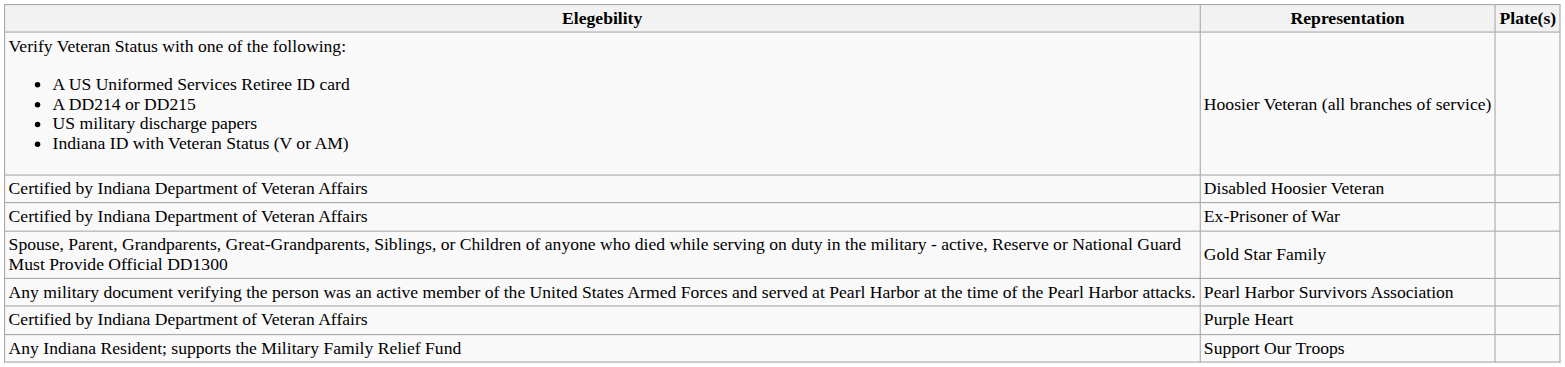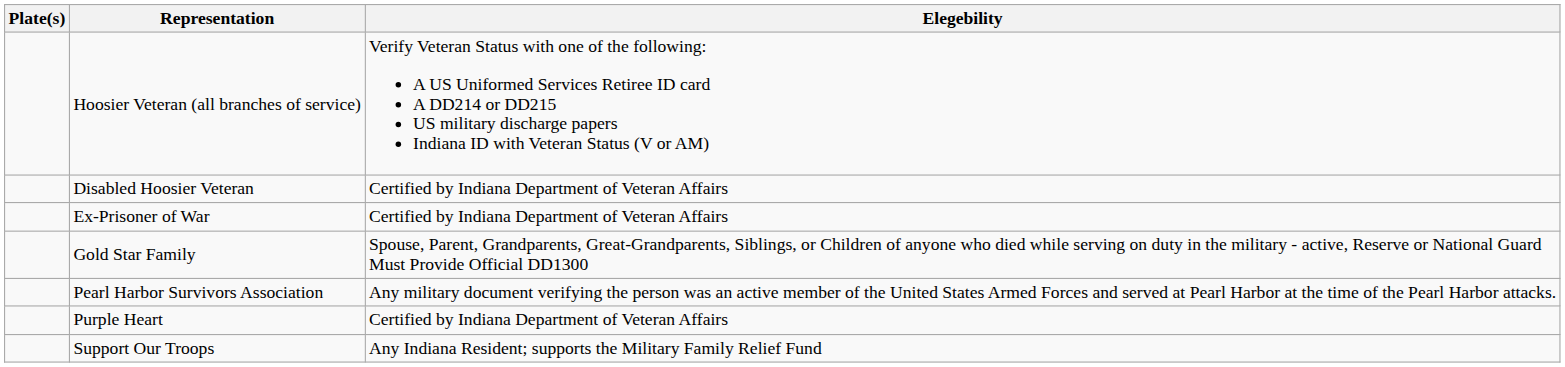columns swapped: (1528, 18) <-> (602, 18)
